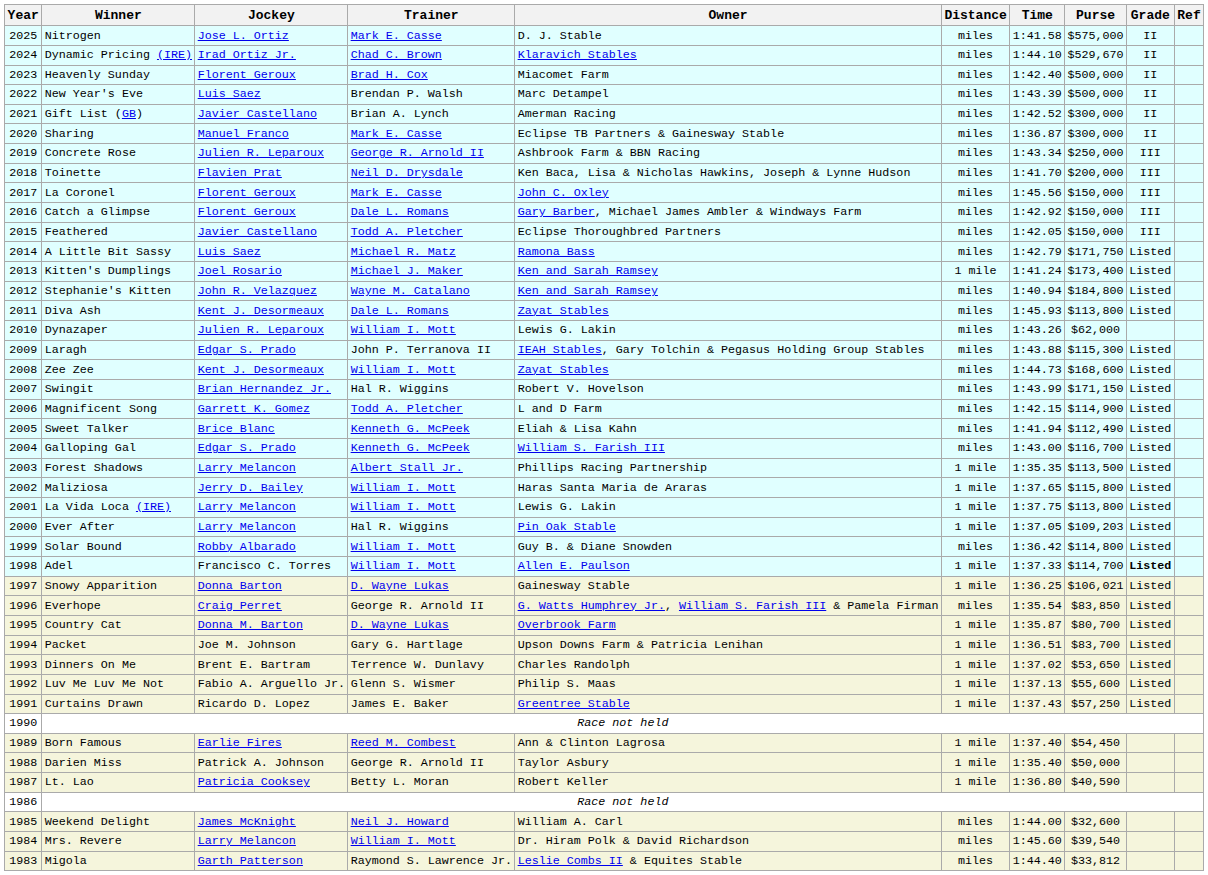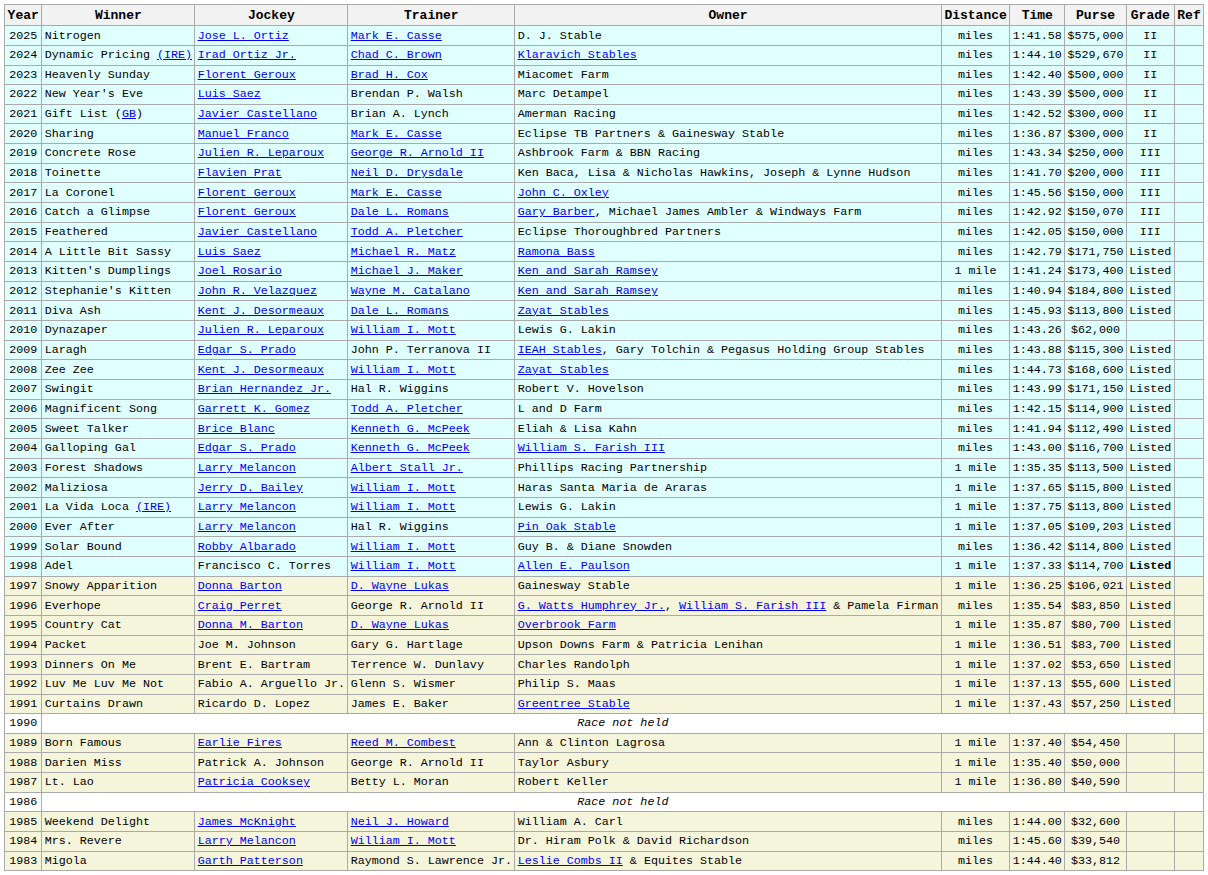(1096, 212) $150,000 -> (1096, 212) $150,070
